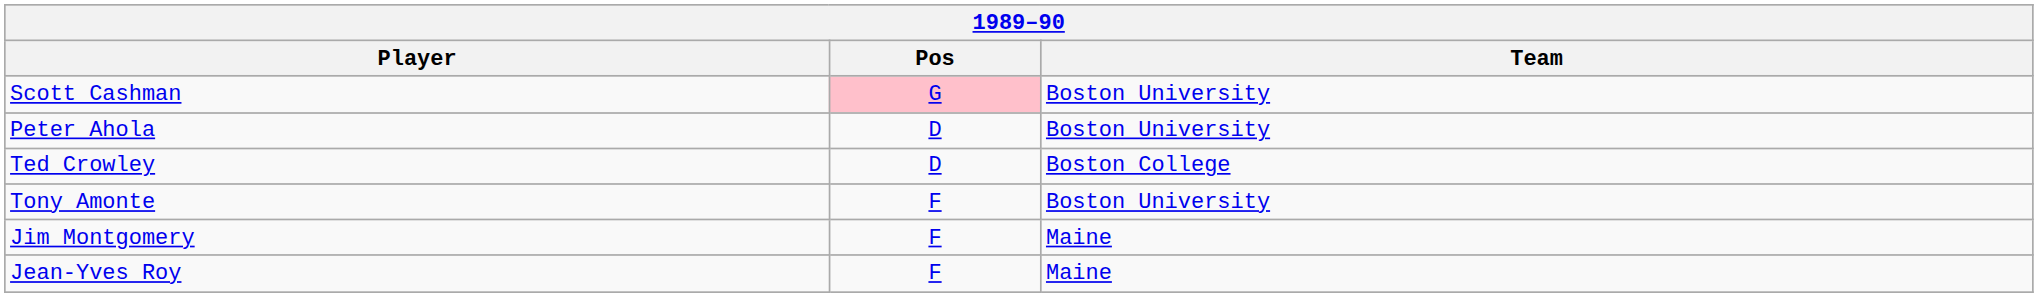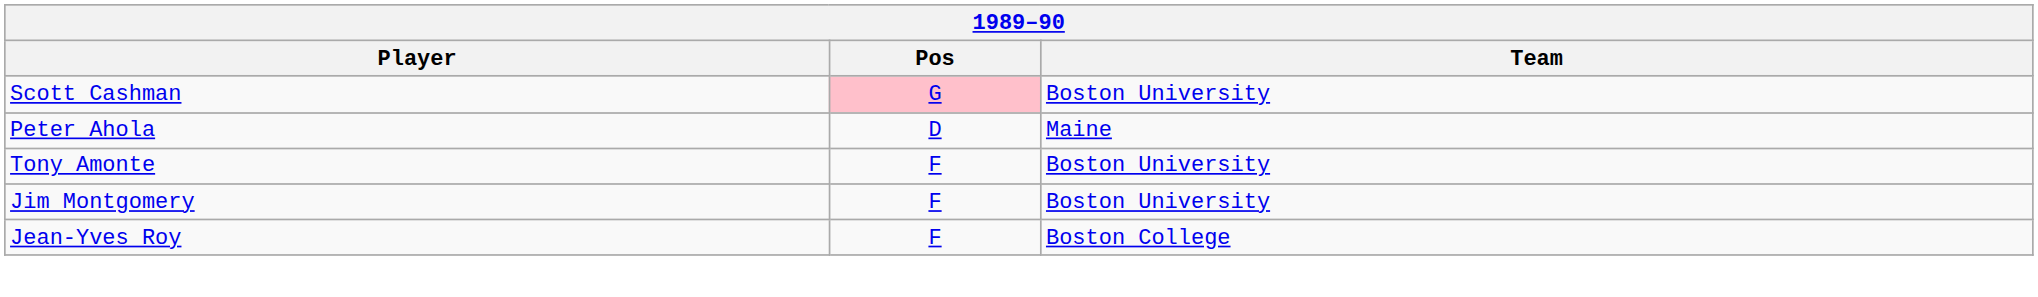(1158, 130) Boston University -> (1079, 130) Maine
- row: (83, 166)
(1079, 238) Maine -> (1158, 202) Boston University
(1079, 273) Maine -> (1138, 238) Boston College
